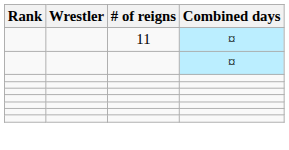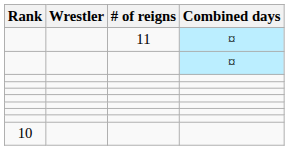+ row: (25, 133)
